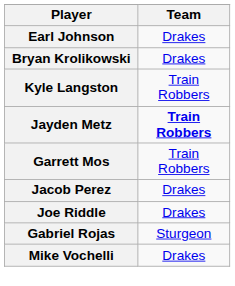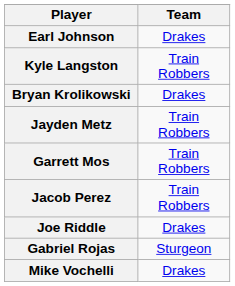rows swapped: (71, 58) <-> (71, 87)
(184, 124) bold -> (184, 124) normal
(184, 190) Drakes -> (184, 198) Train Robbers
